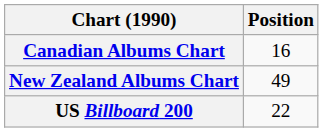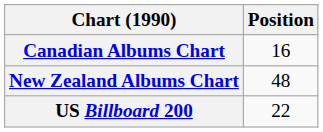(281, 80) 49 -> (281, 80) 48
